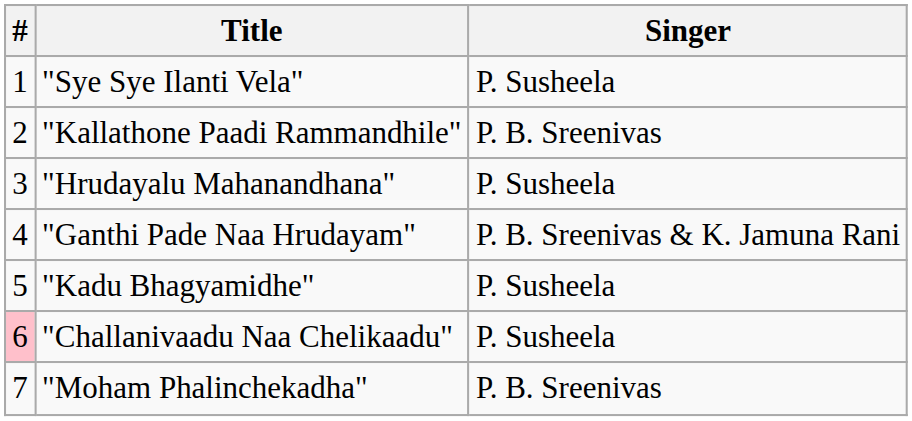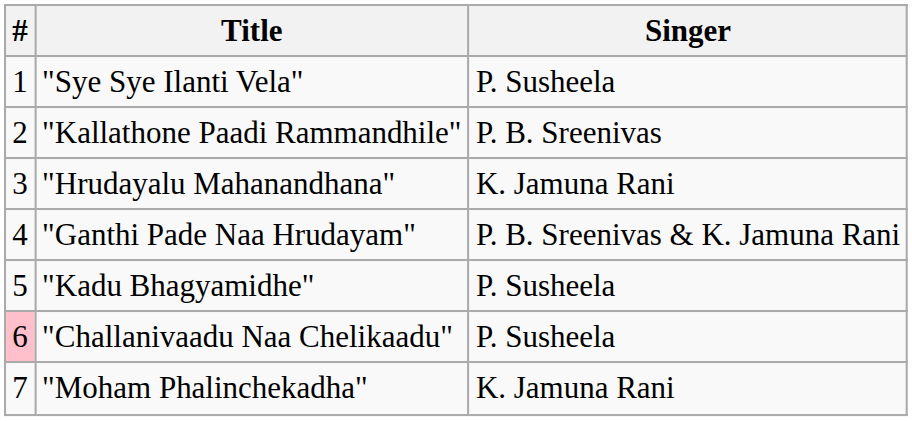(546, 183) P. Susheela -> (575, 183) K. Jamuna Rani
(569, 388) P. B. Sreenivas -> (575, 388) K. Jamuna Rani
